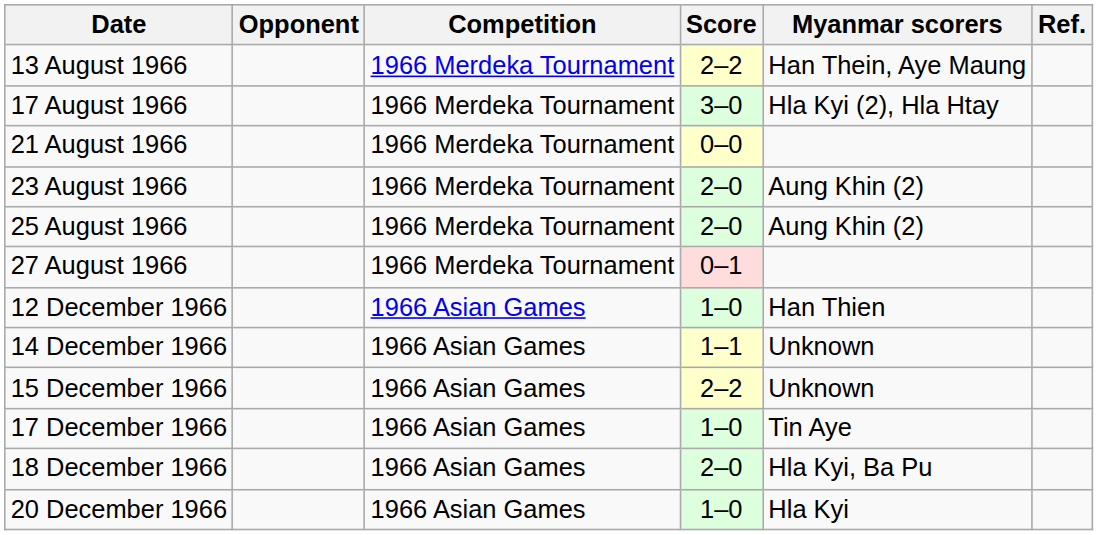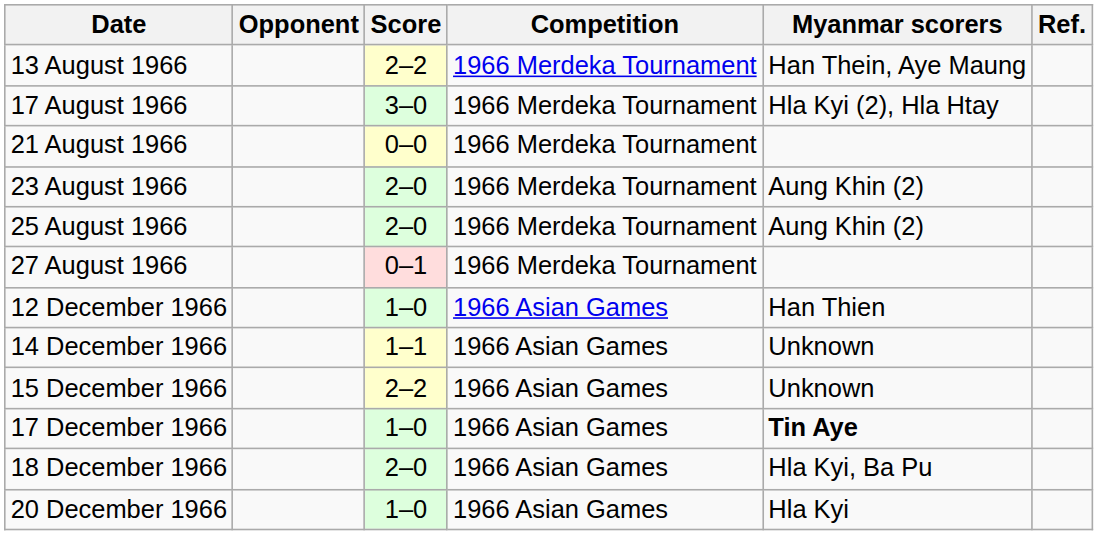columns swapped: (721, 24) <-> (522, 24)
(810, 428) normal -> (813, 428) bold
